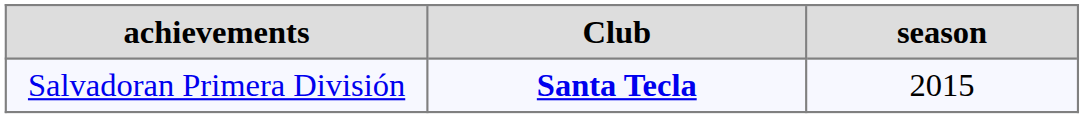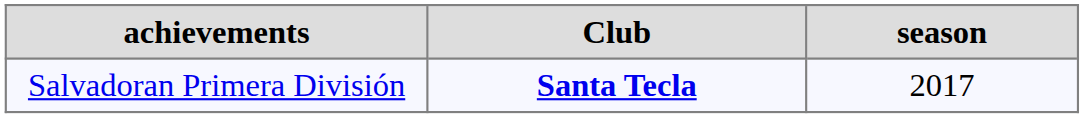(942, 84) 2015 -> (942, 84) 2017
